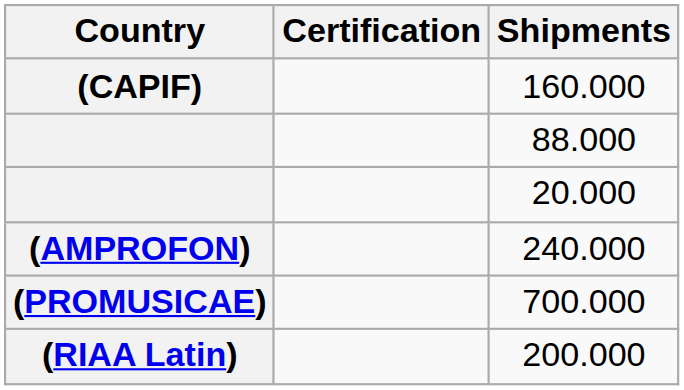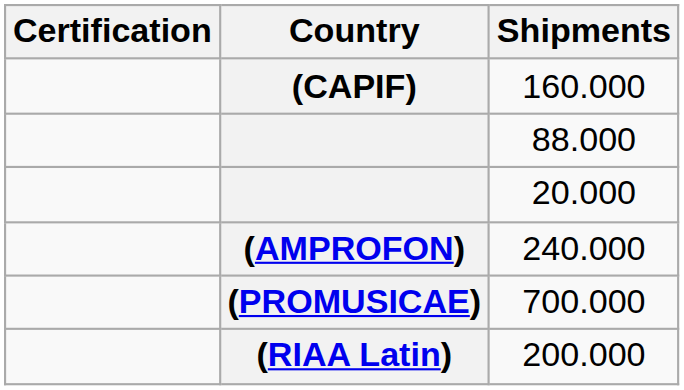columns swapped: (140, 31) <-> (382, 31)
